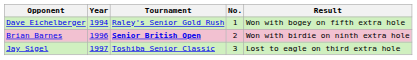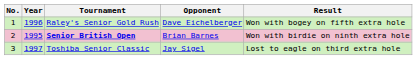columns swapped: (235, 11) <-> (46, 11)
(99, 23) 1994 -> (33, 23) 1996
(99, 36) 1996 -> (33, 36) 1995
